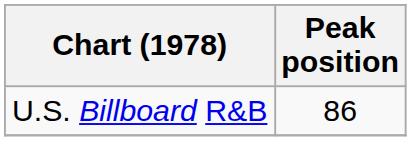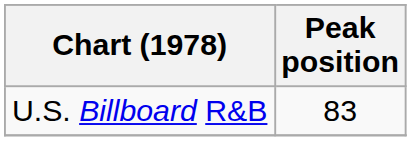(340, 110) 86 -> (340, 110) 83
